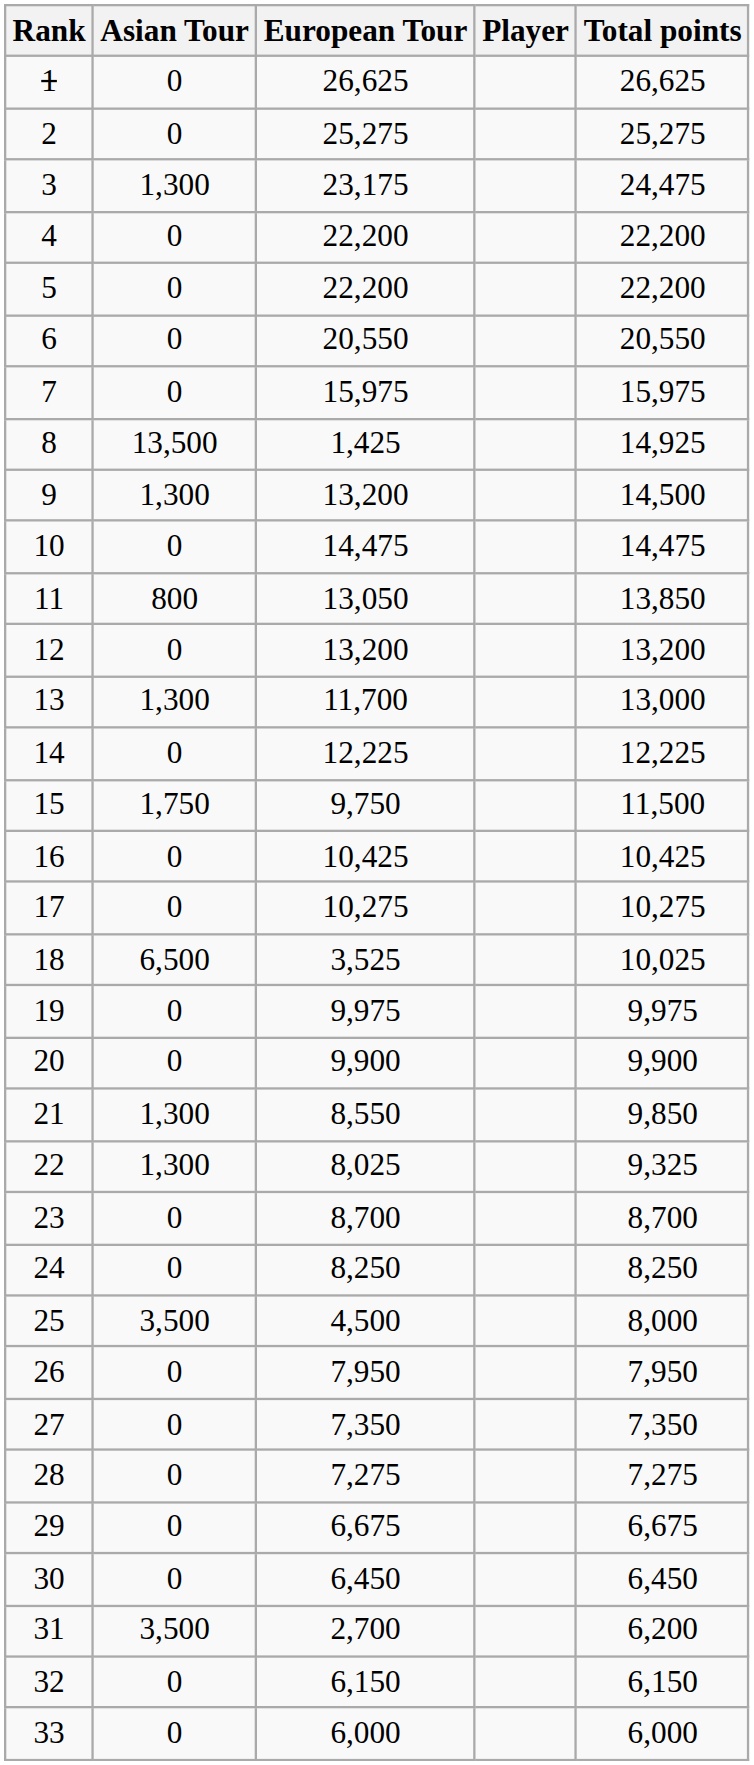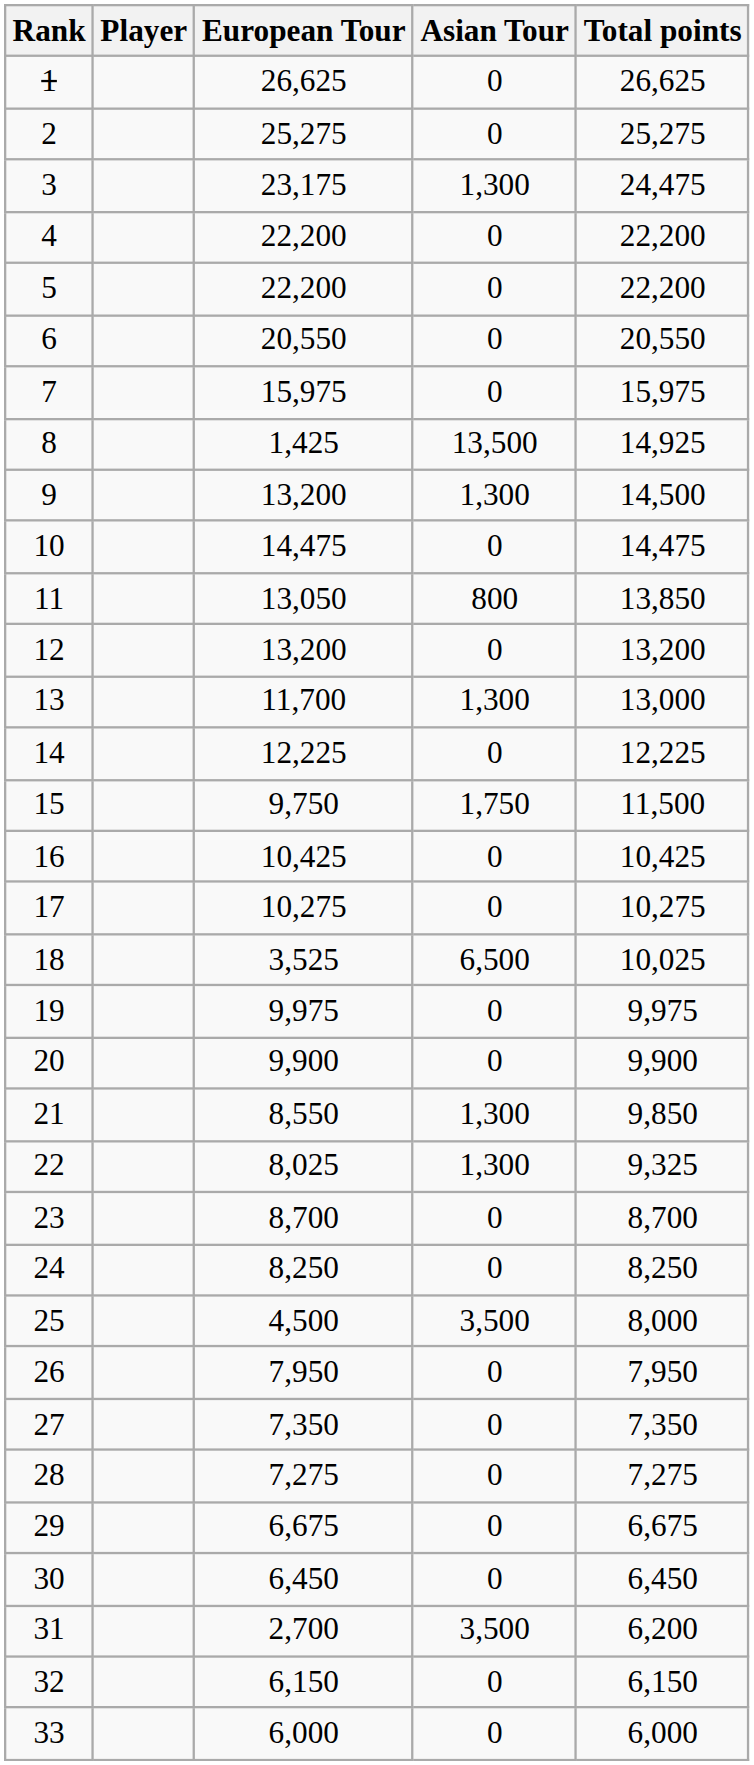columns swapped: (526, 29) <-> (175, 29)
